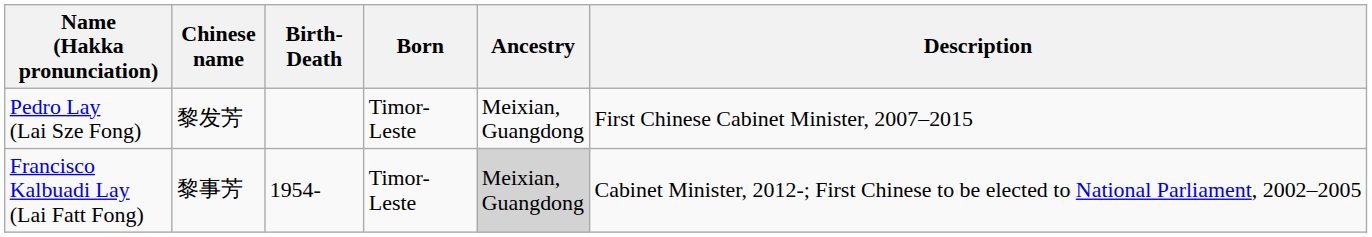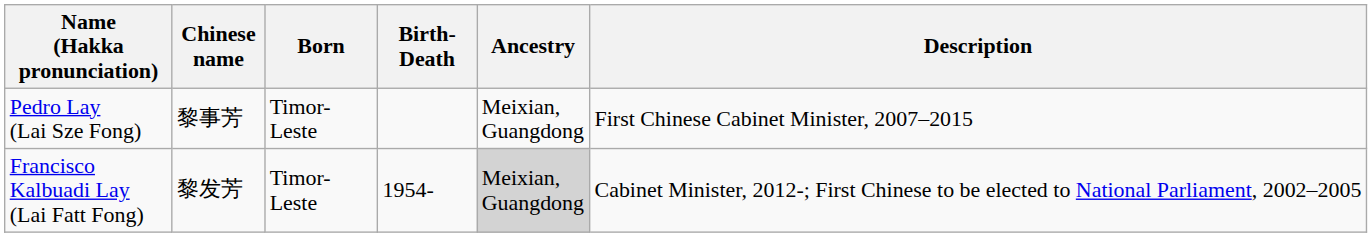columns swapped: (314, 46) <-> (420, 46)
(210, 117) 黎发芳 -> (210, 117) 黎事芳
(210, 189) 黎事芳 -> (210, 189) 黎发芳
